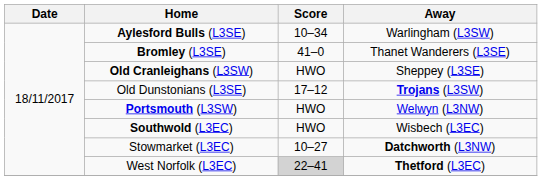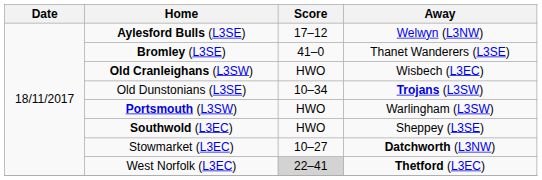(311, 33) 10–34 -> (311, 33) 17–12
(440, 33) Warlingham (L3SW) -> (440, 33) Welwyn (L3NW)
(440, 71) Sheppey (L3SE) -> (440, 71) Wisbech (L3EC)
(311, 90) 17–12 -> (311, 90) 10–34
(440, 109) Welwyn (L3NW) -> (440, 109) Warlingham (L3SW)
(440, 128) Wisbech (L3EC) -> (440, 128) Sheppey (L3SE)
